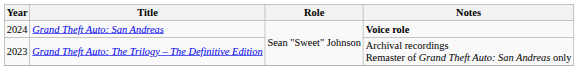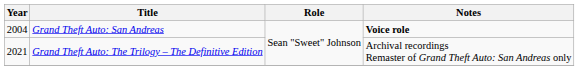(17, 29) 2024 -> (17, 29) 2004
(17, 51) 2023 -> (17, 51) 2021
